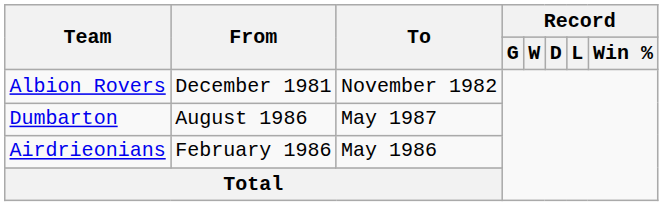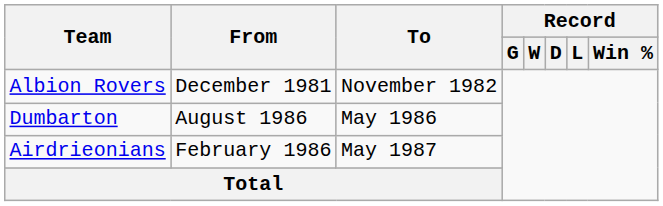(389, 119) May 1987 -> (389, 119) May 1986
(389, 152) May 1986 -> (389, 152) May 1987
